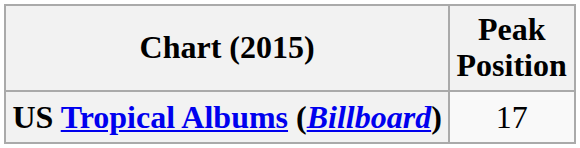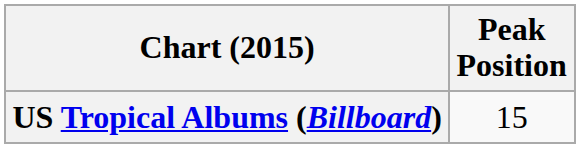(512, 116) 17 -> (512, 116) 15
